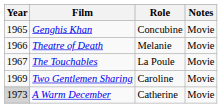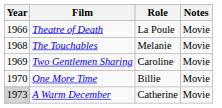- row: (62, 29)
(154, 45) Melanie -> (156, 29) La Poule
(17, 62) 1967 -> (17, 45) 1968
(156, 62) La Poule -> (154, 45) Melanie
+ row: (65, 78)
